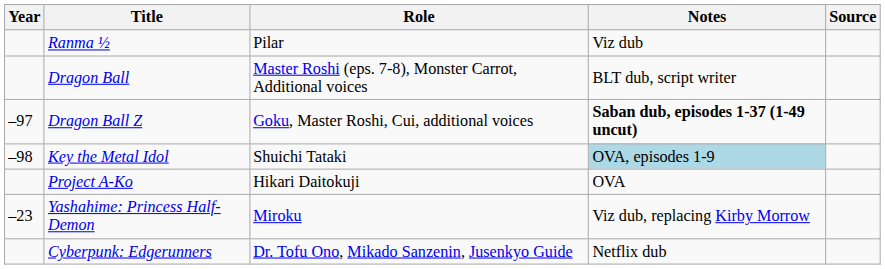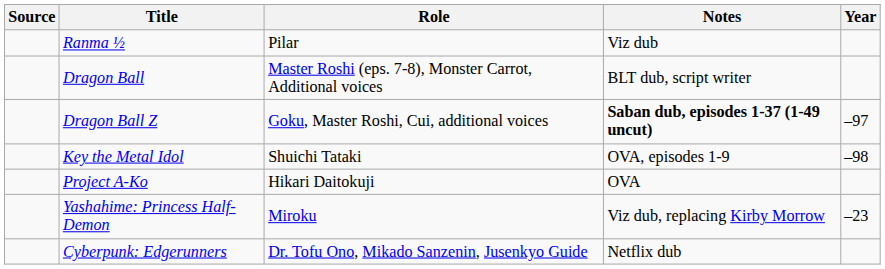columns swapped: (24, 17) <-> (853, 17)
(654, 156) lightblue background -> (669, 156) no background
